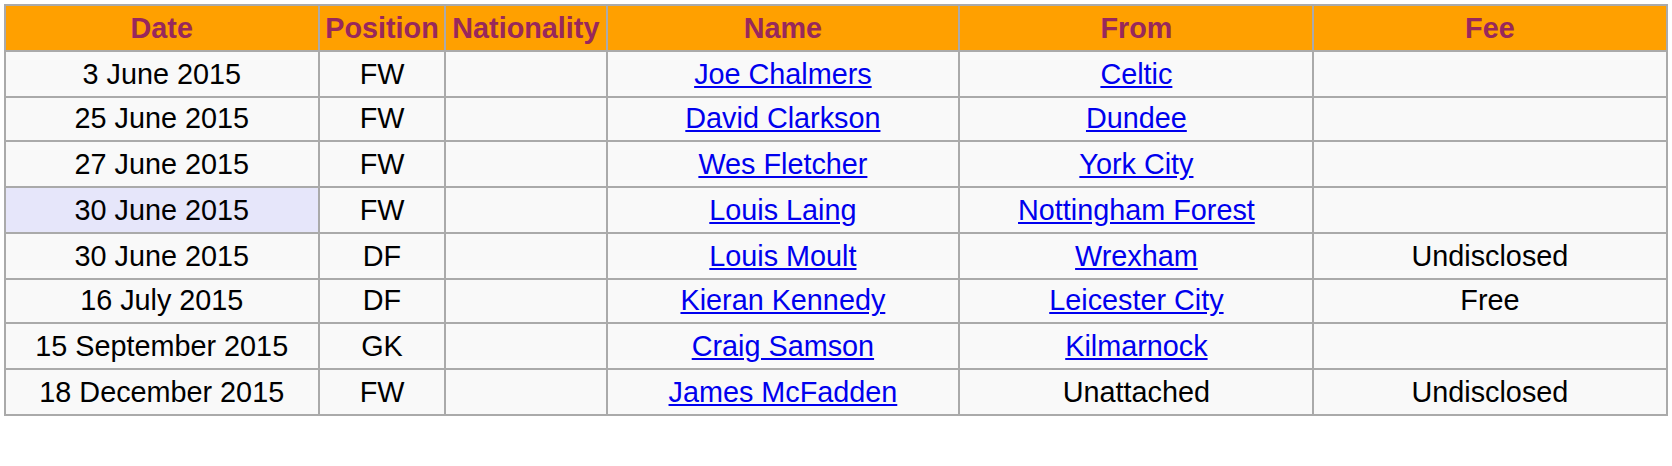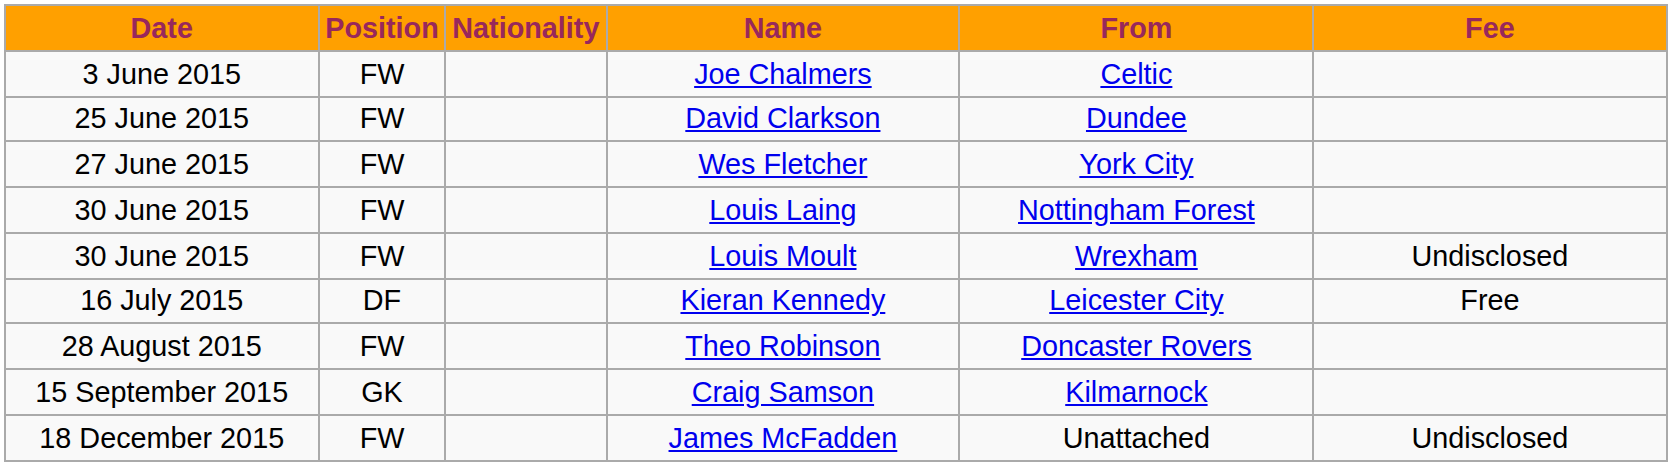(162, 210) lavender background -> (162, 210) no background
(382, 256) DF -> (382, 256) FW
+ row: (783, 347)
